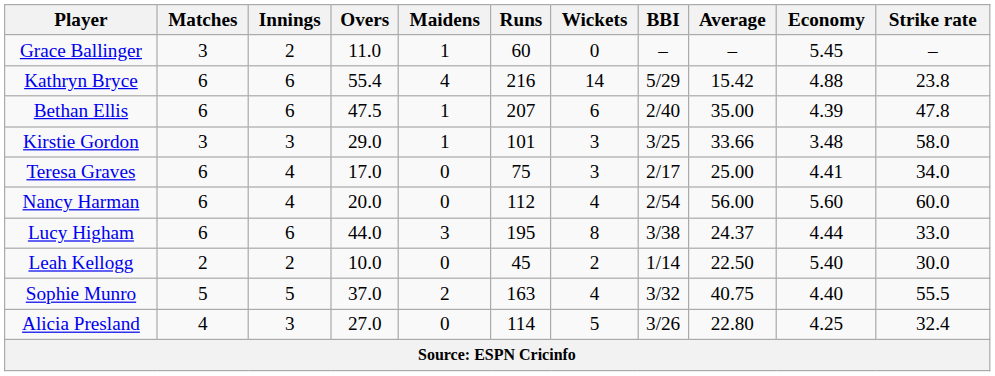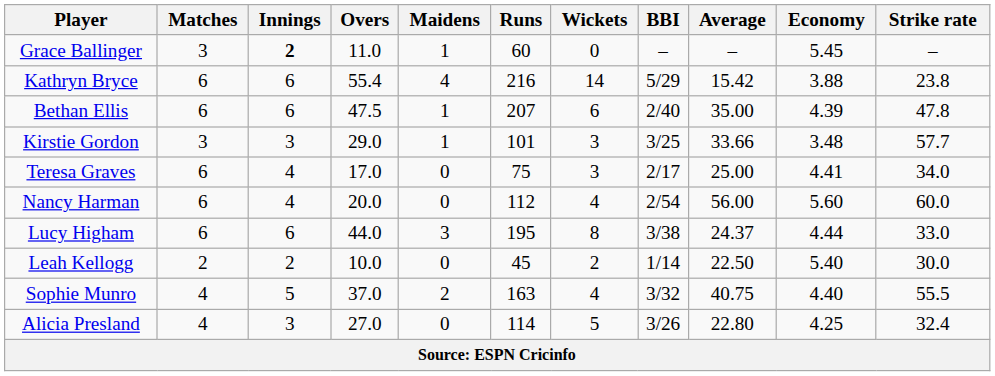(290, 50) normal -> (290, 50) bold
(826, 80) 4.88 -> (826, 80) 3.88
(933, 141) 58.0 -> (933, 141) 57.7
(203, 293) 5 -> (203, 293) 4
